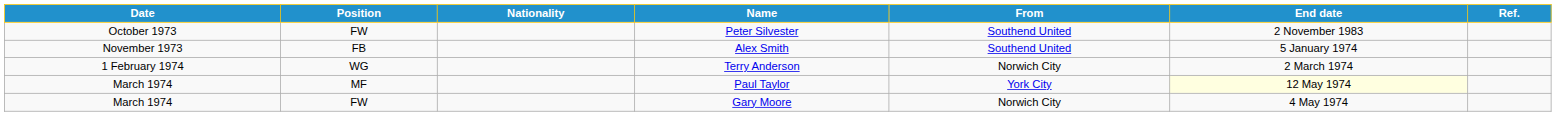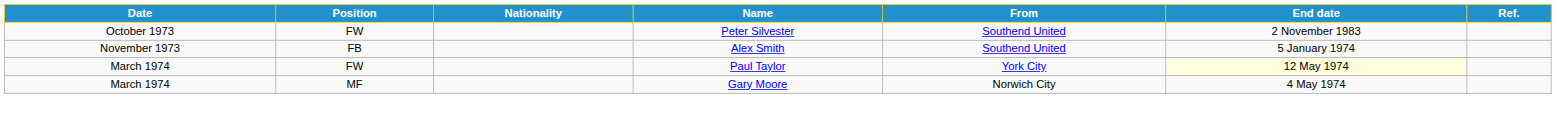- row: (762, 67)
(359, 85) MF -> (355, 67) FW
(359, 102) FW -> (355, 85) MF
